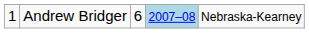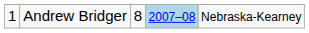(138, 16) 6 -> (138, 16) 8
